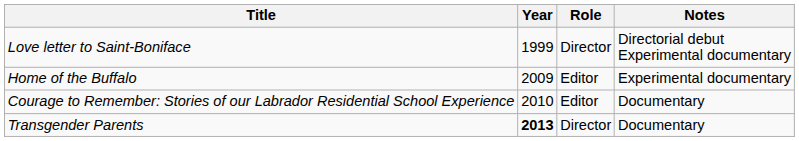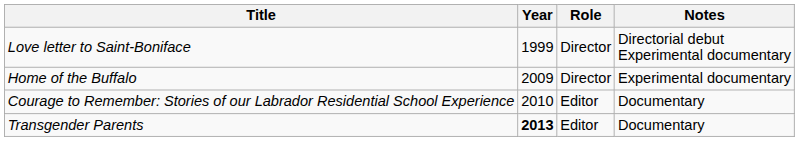(579, 78) Editor -> (586, 78) Director
(586, 124) Director -> (579, 124) Editor
